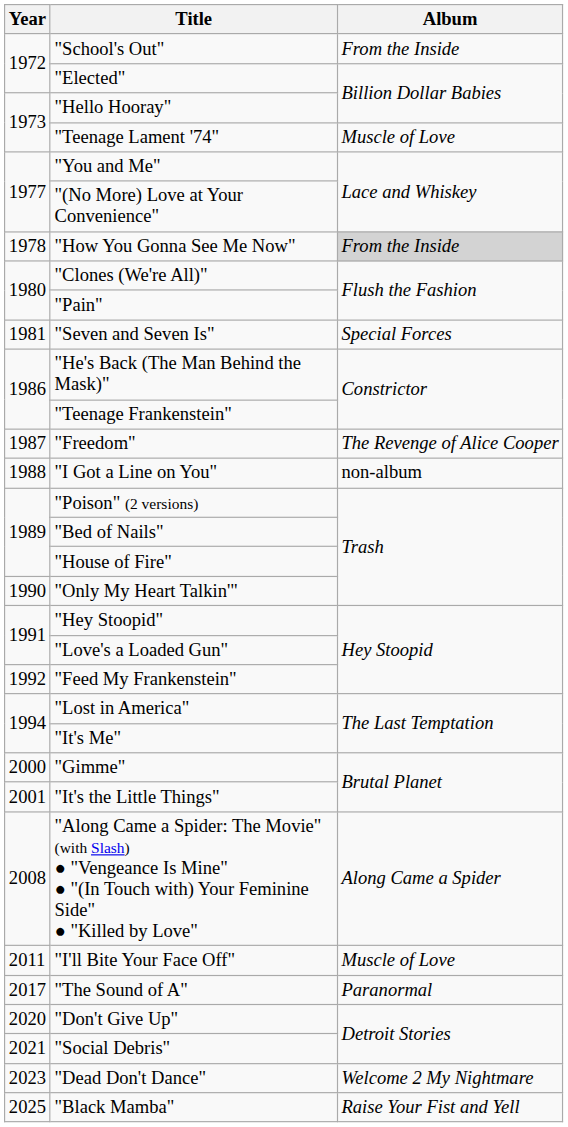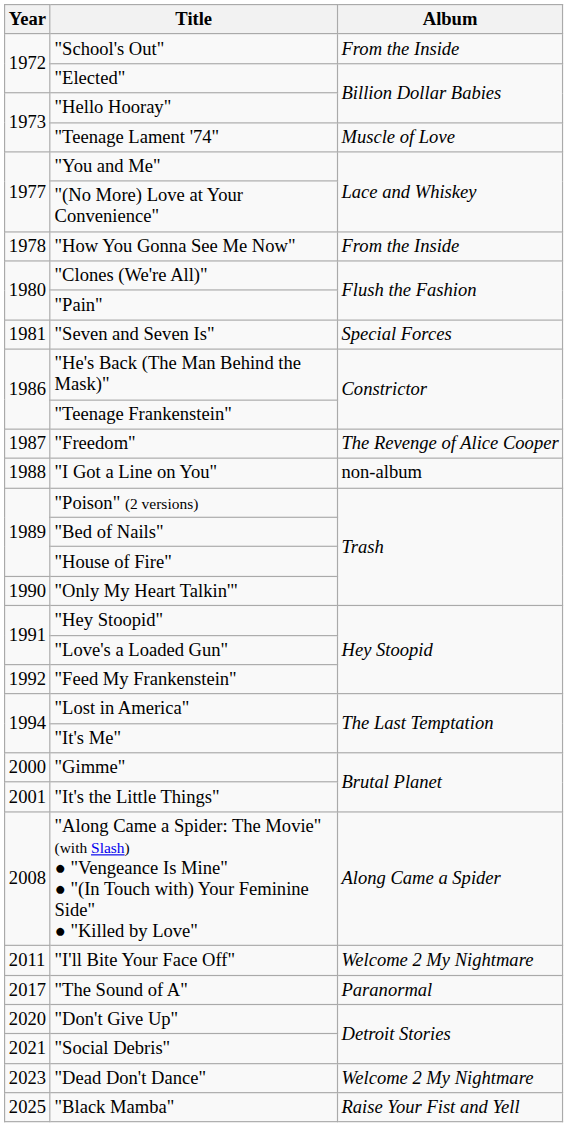(400, 246) lightgrey background -> (400, 246) no background
(398, 960) Muscle of Love -> (437, 960) Welcome 2 My Nightmare
